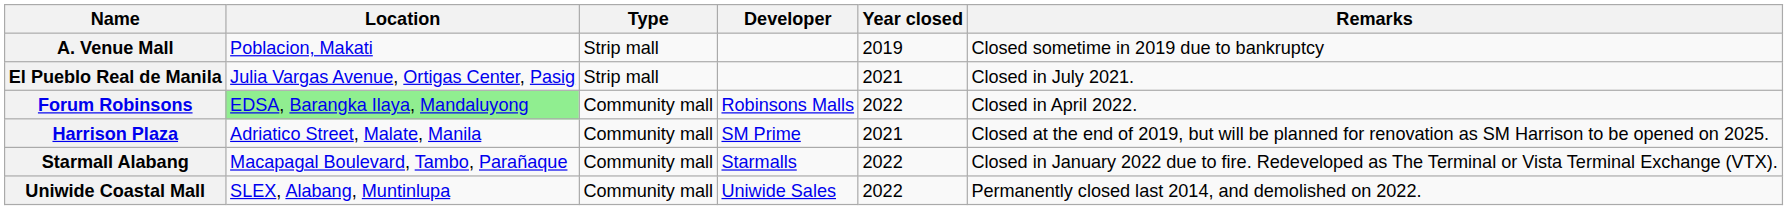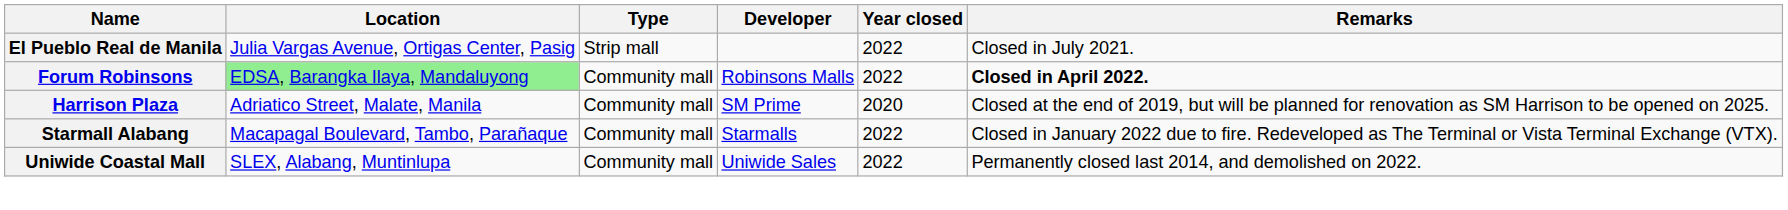- row: (115, 48)
(883, 76) 2021 -> (883, 48) 2022
(1054, 105) normal -> (1060, 76) bold
(883, 134) 2021 -> (883, 105) 2020
